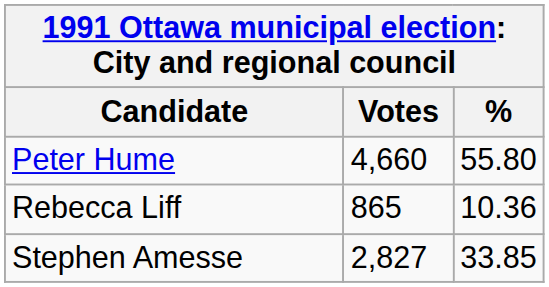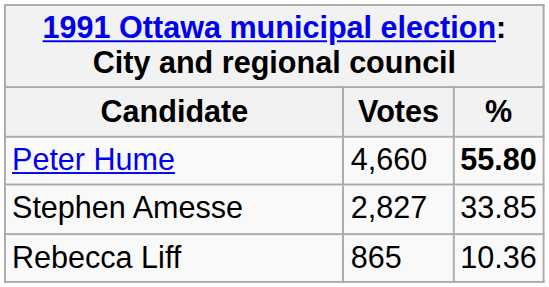(499, 160) normal -> (499, 160) bold
rows swapped: (128, 256) <-> (97, 208)
